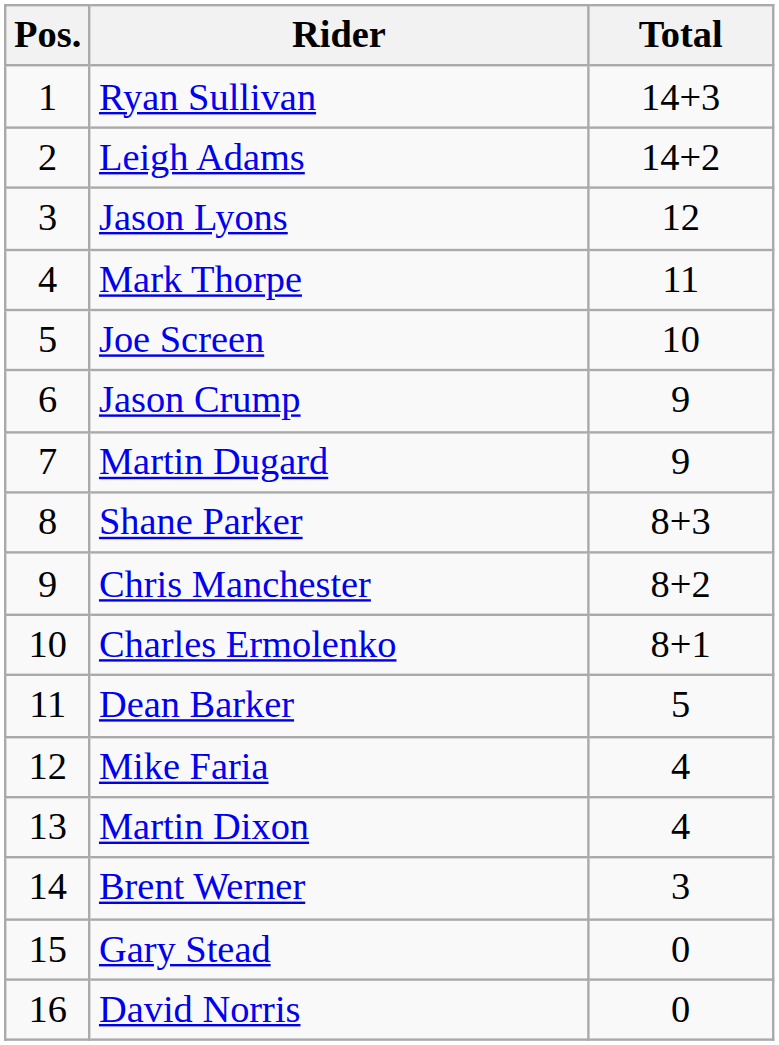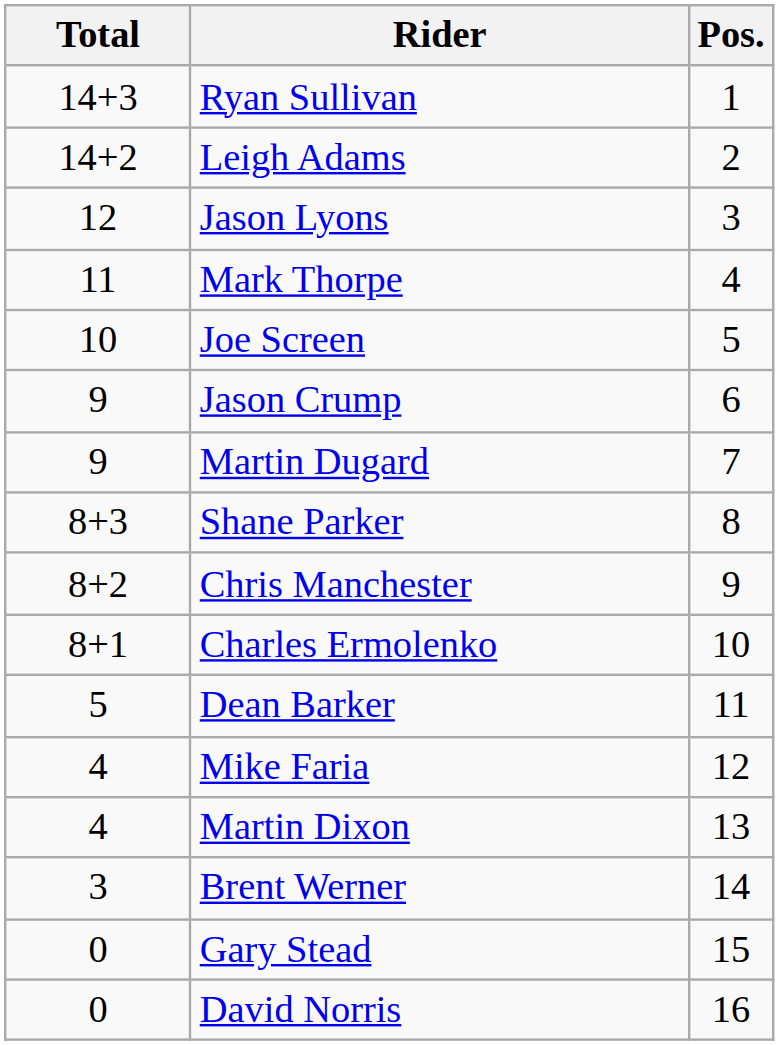columns swapped: (48, 34) <-> (681, 34)
